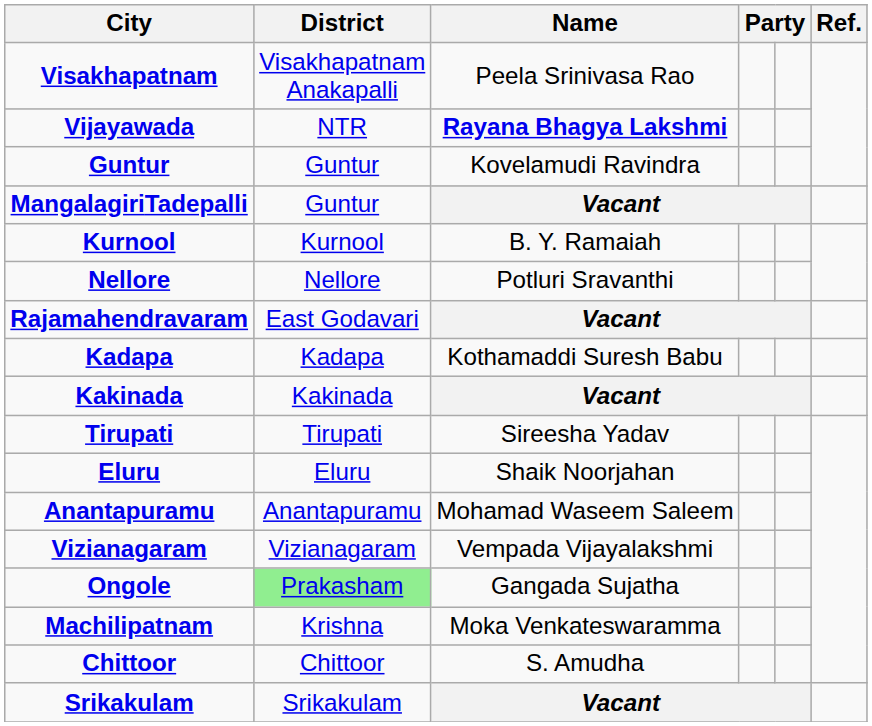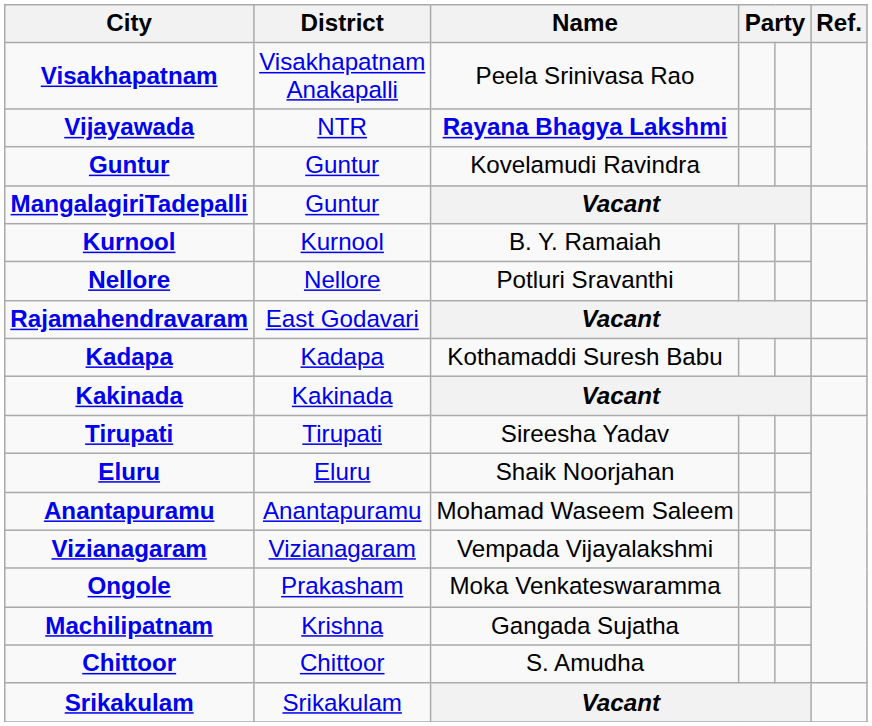(342, 587) lightgreen background -> (342, 587) no background
(585, 587) Gangada Sujatha -> (585, 587) Moka Venkateswaramma
(585, 625) Moka Venkateswaramma -> (585, 625) Gangada Sujatha
